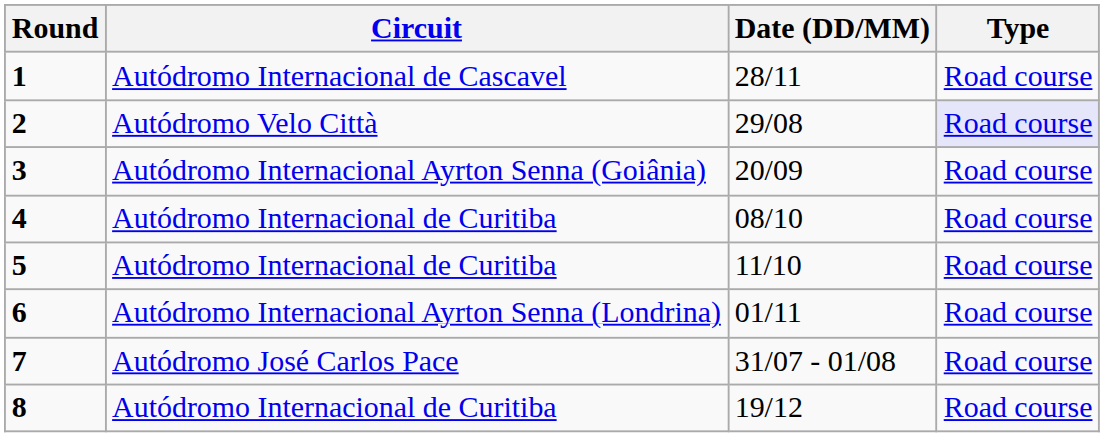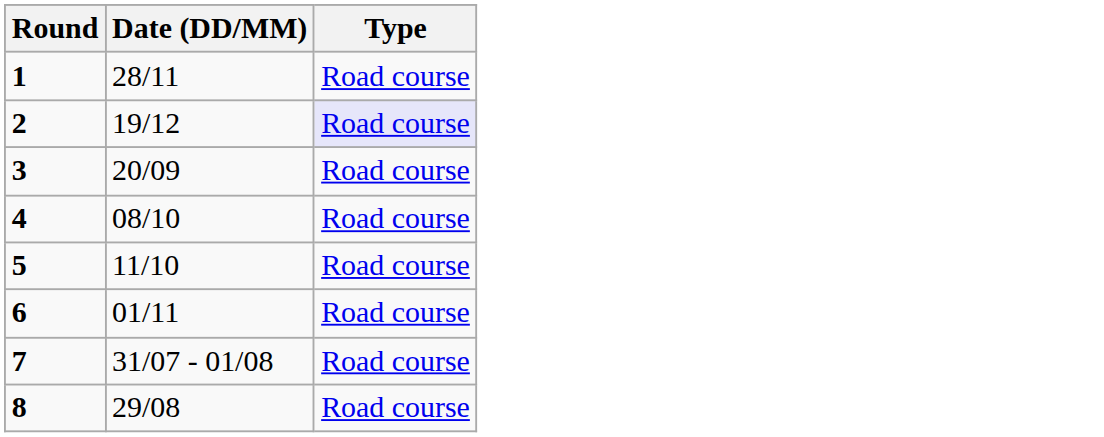- column: (417, 28)
(769, 123) 29/08 -> (146, 123) 19/12
(769, 407) 19/12 -> (146, 407) 29/08
